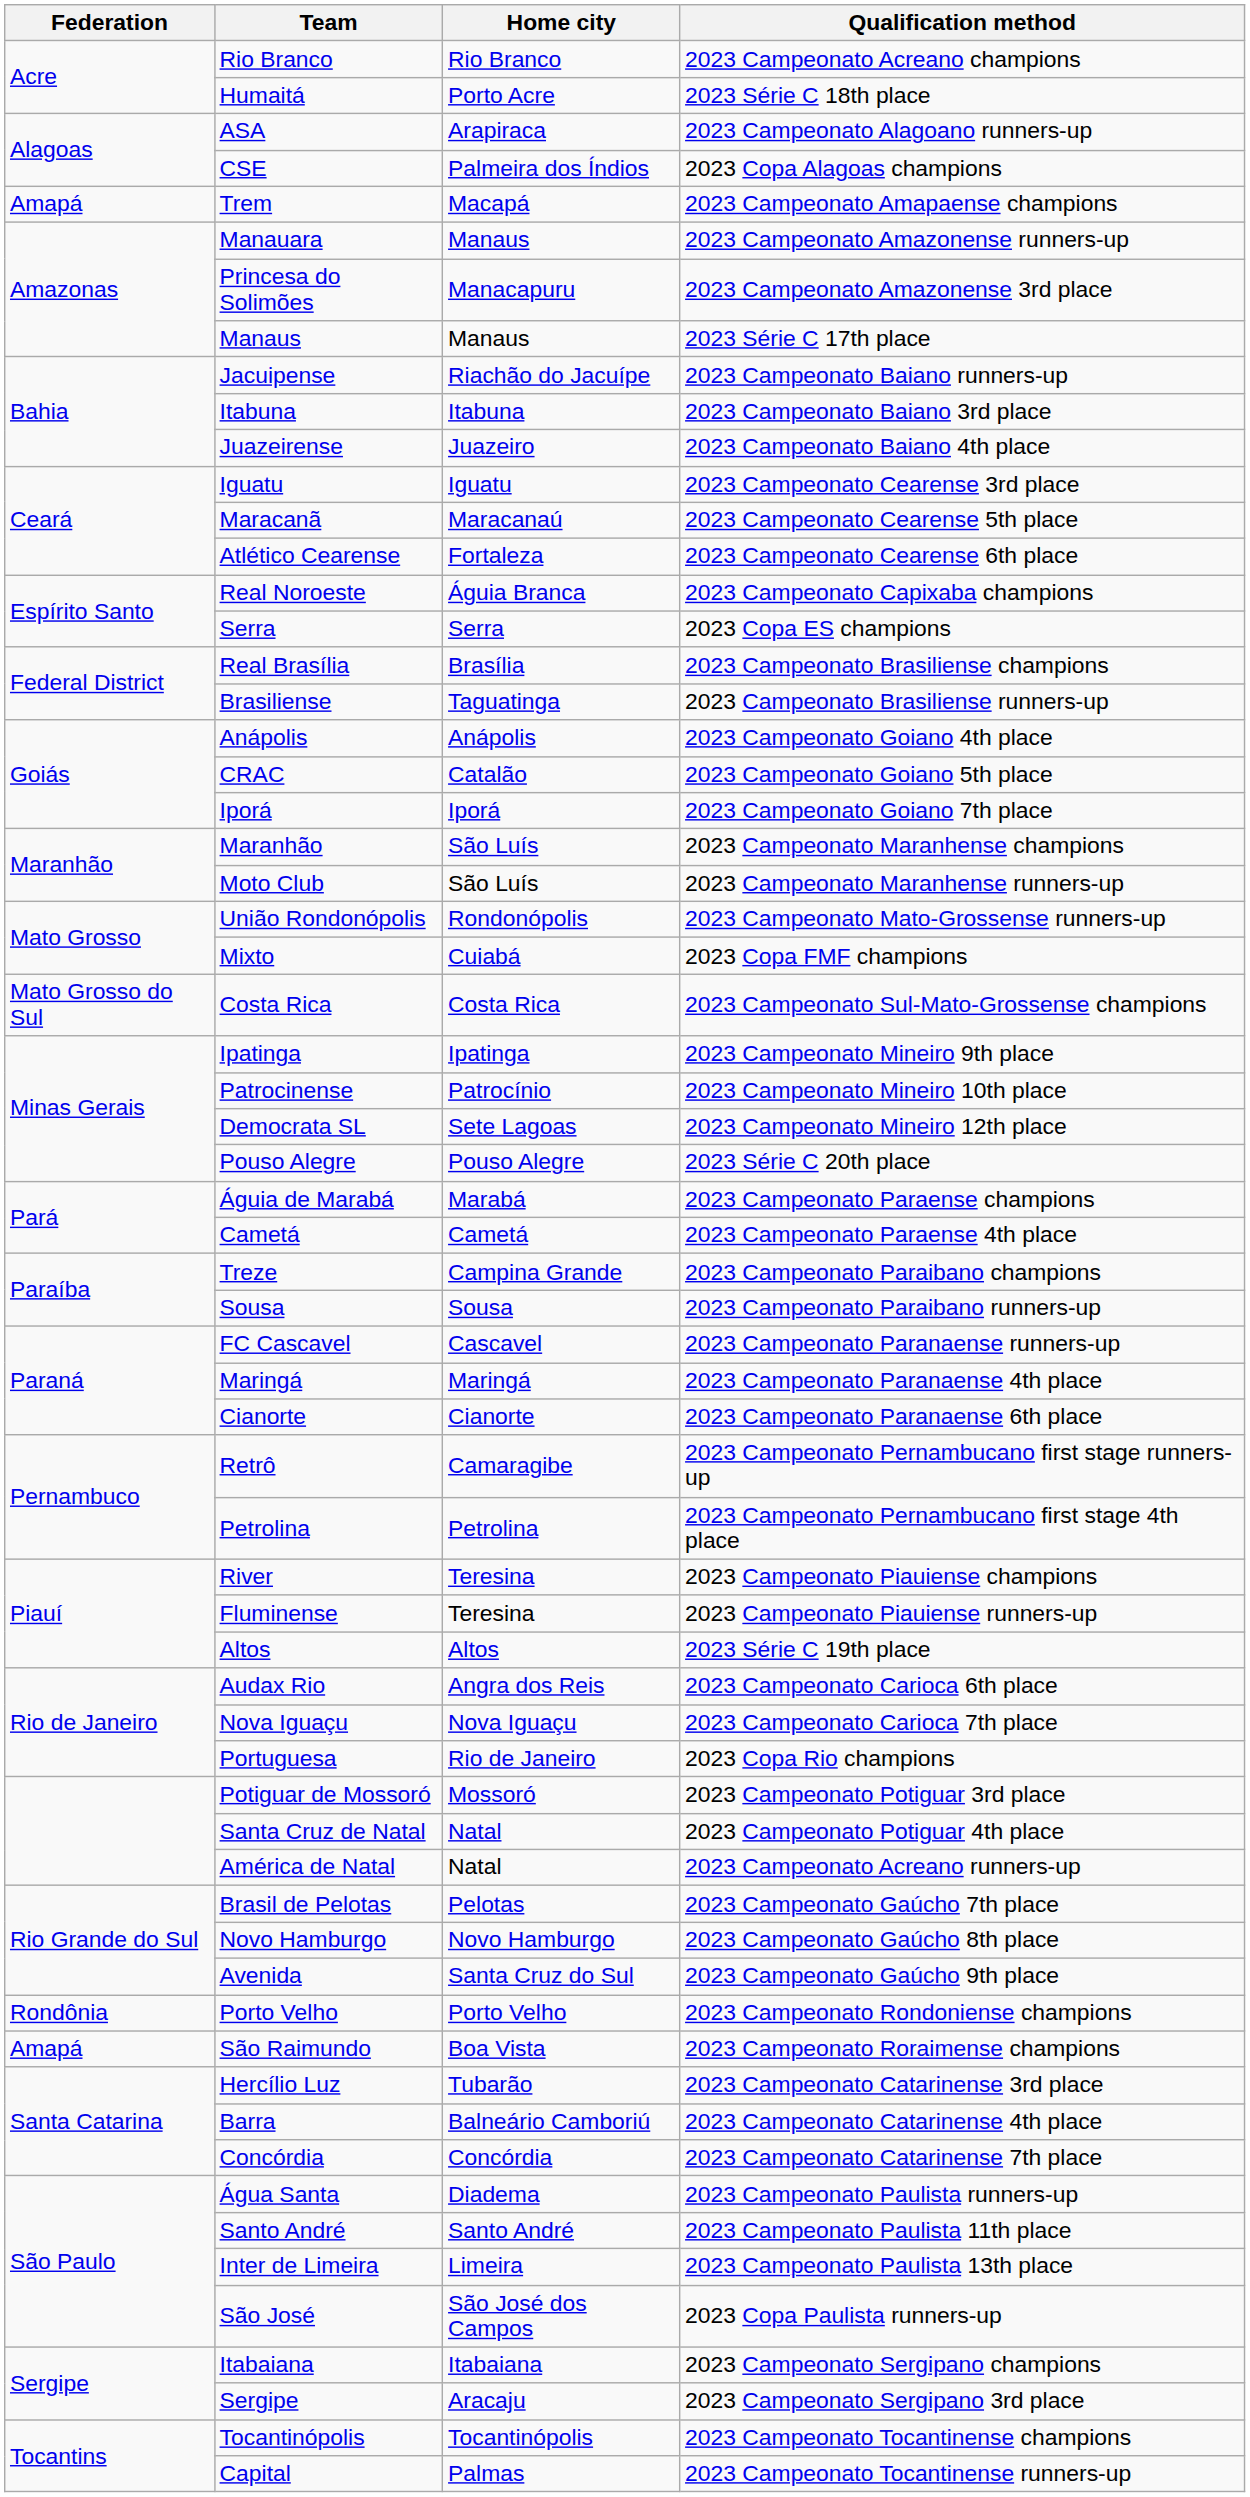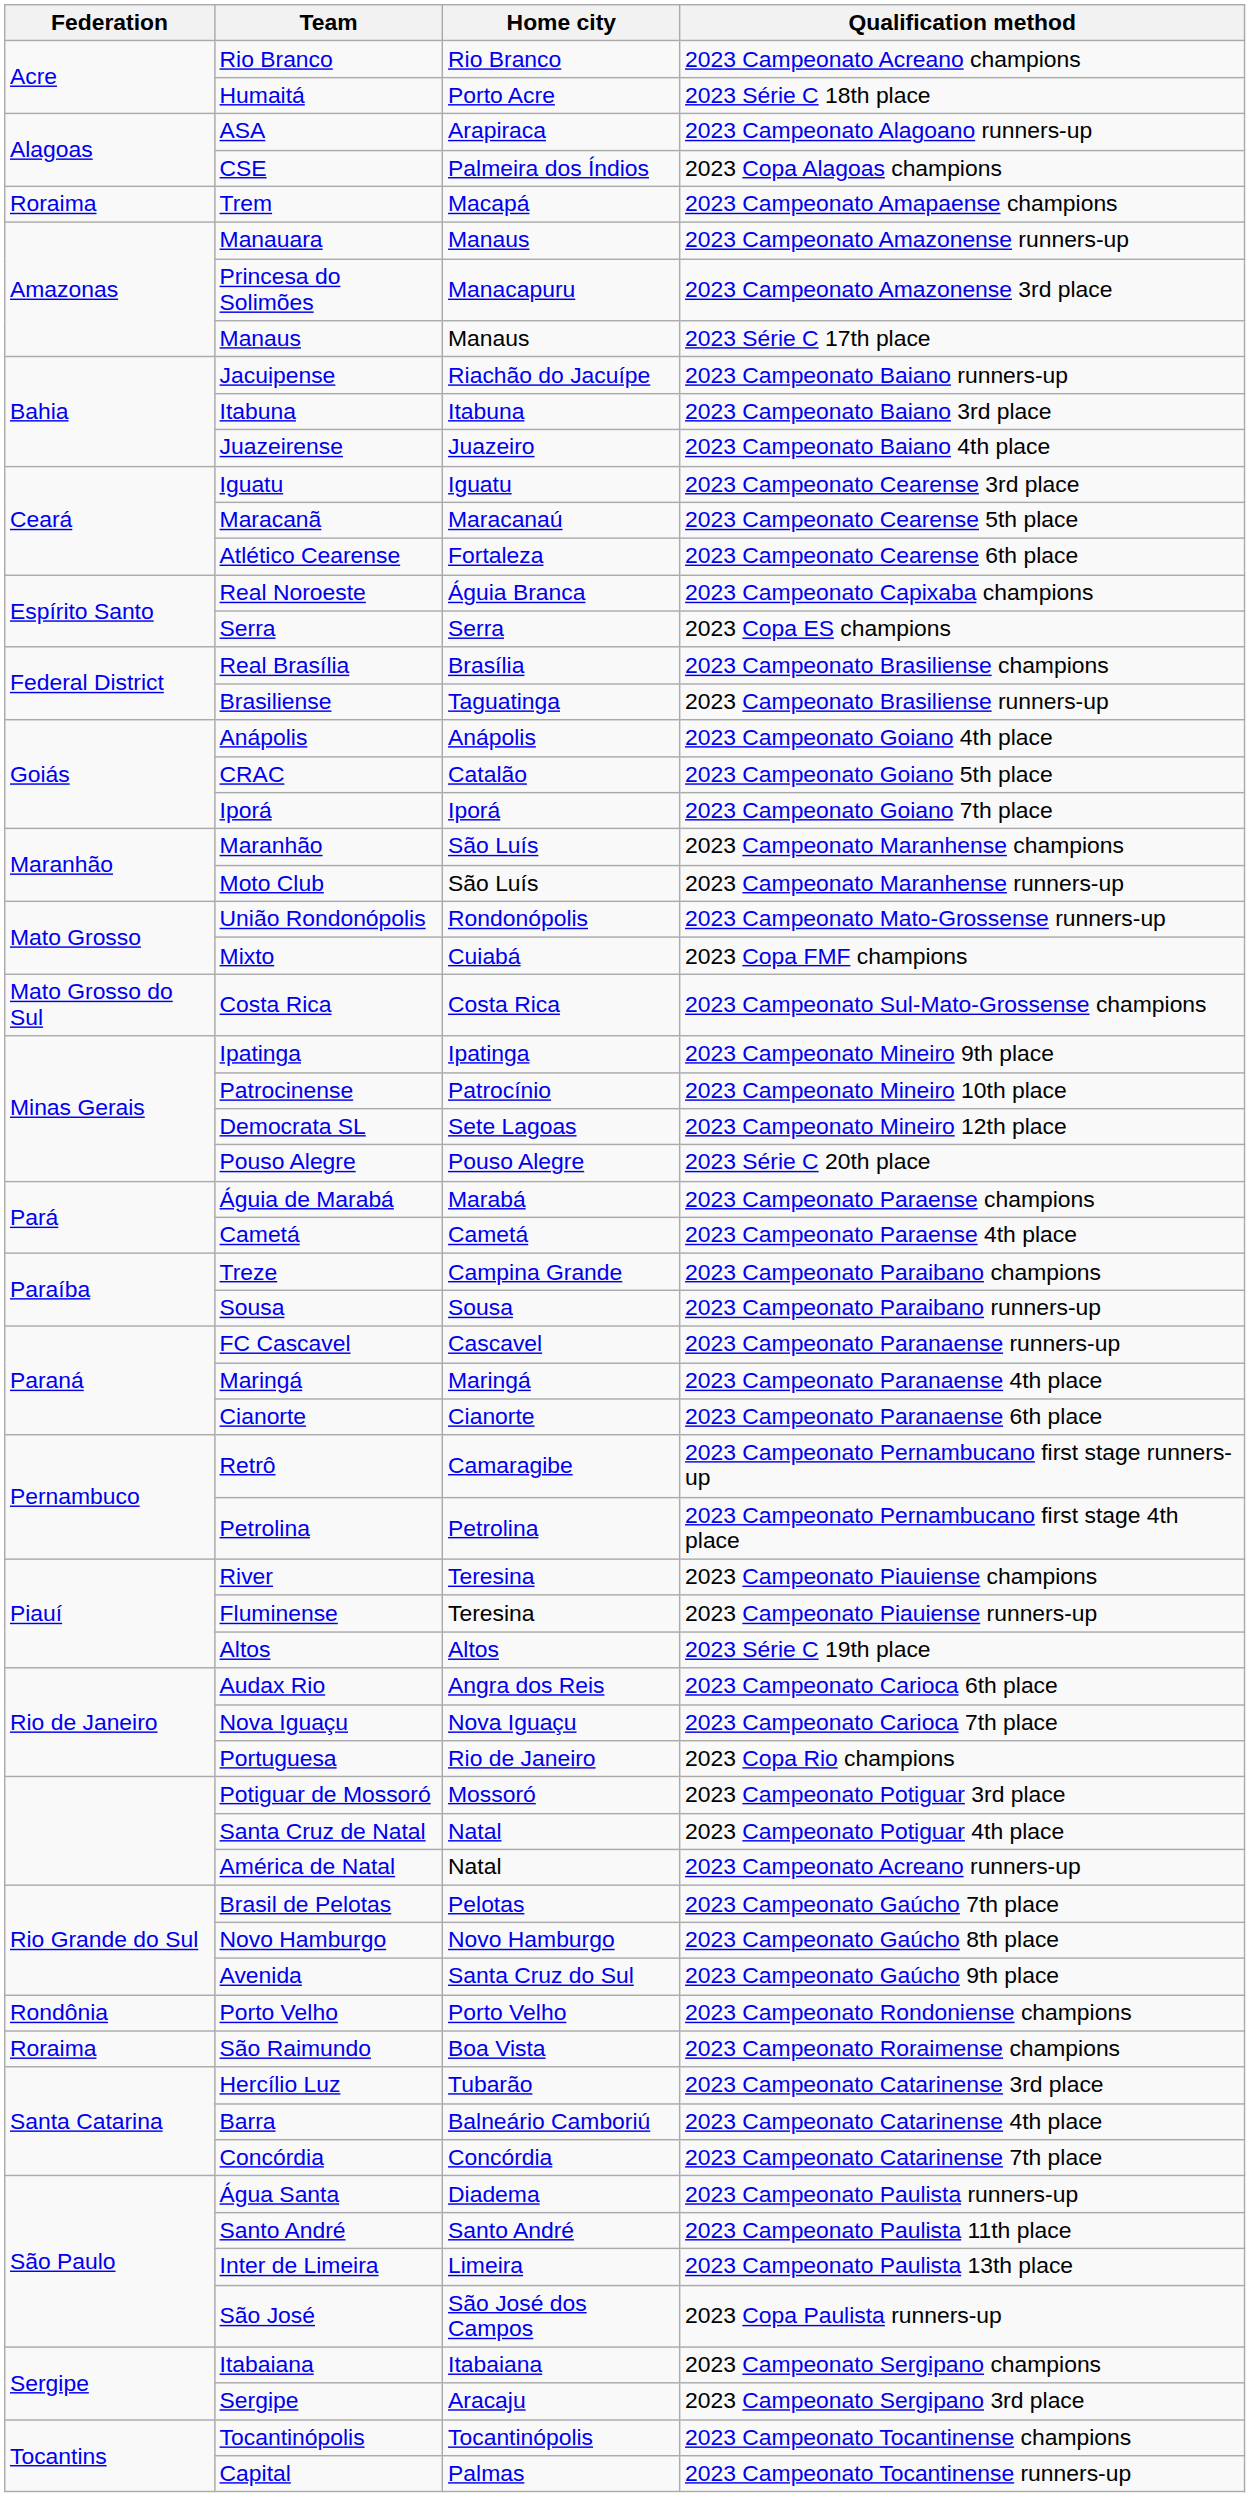(46, 204) Amapá -> (53, 204) Roraima
(46, 2048) Amapá -> (53, 2048) Roraima
